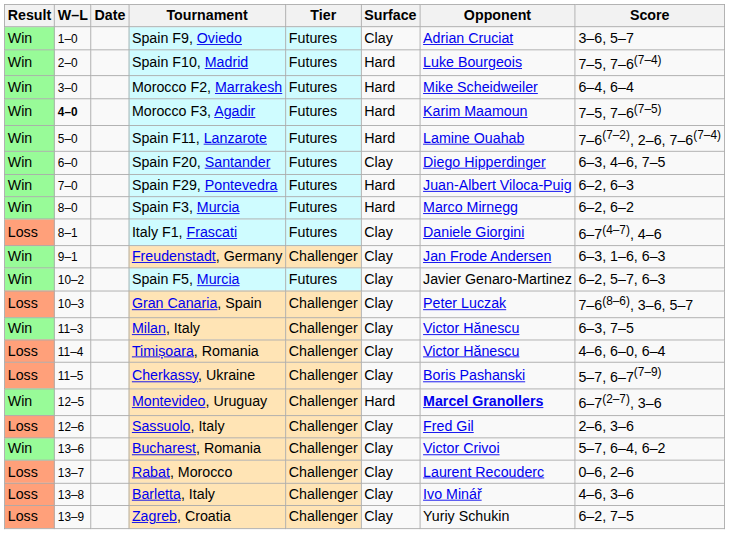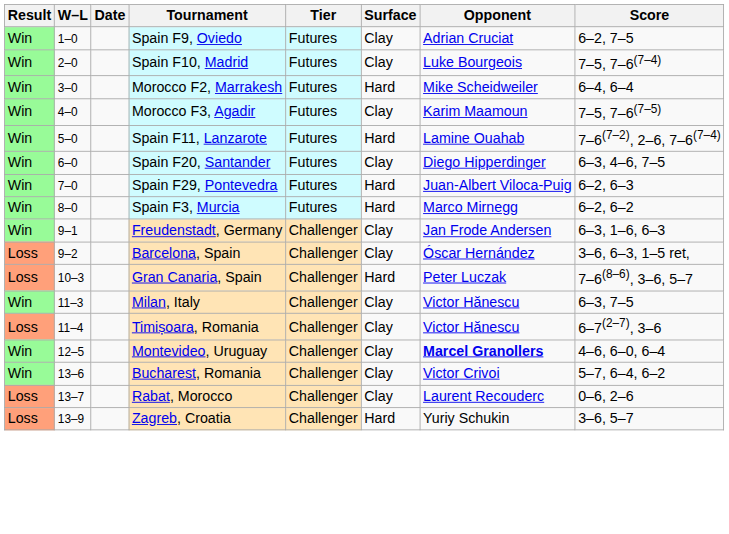(606, 38) 3–6, 5–7 -> (606, 38) 6–2, 7–5
(380, 62) Hard -> (379, 62) Clay
(68, 111) bold -> (68, 112) normal
(380, 111) Hard -> (379, 111) Clay
- row: (185, 232)
+ row: (186, 253)
- row: (186, 279)
(379, 304) Clay -> (380, 277) Hard
(622, 351) 4–6, 6–0, 6–4 -> (620, 326) 6–7(2–7), 3–6
- row: (193, 375)
(380, 402) Hard -> (379, 351) Clay
(620, 402) 6–7(2–7), 3–6 -> (622, 351) 4–6, 6–0, 6–4
- row: (178, 426)
- row: (173, 494)
(379, 517) Clay -> (380, 418) Hard
(606, 517) 6–2, 7–5 -> (606, 418) 3–6, 5–7
